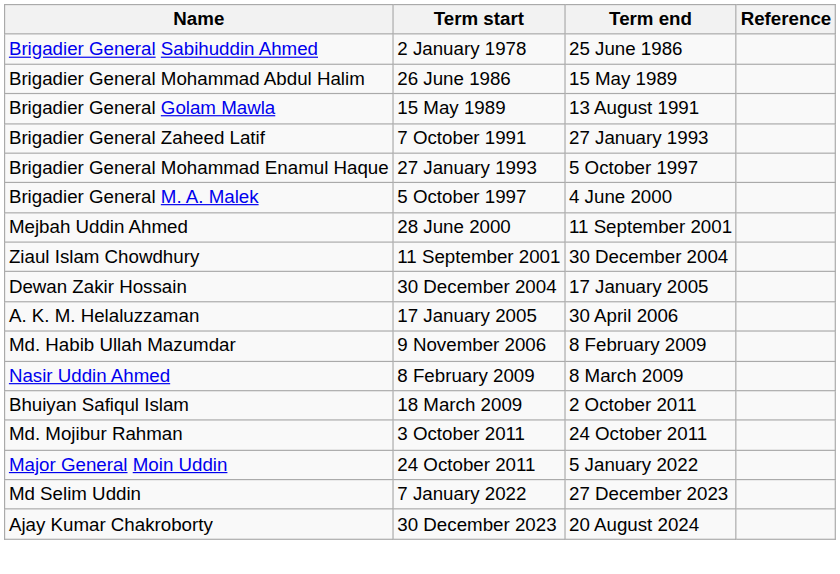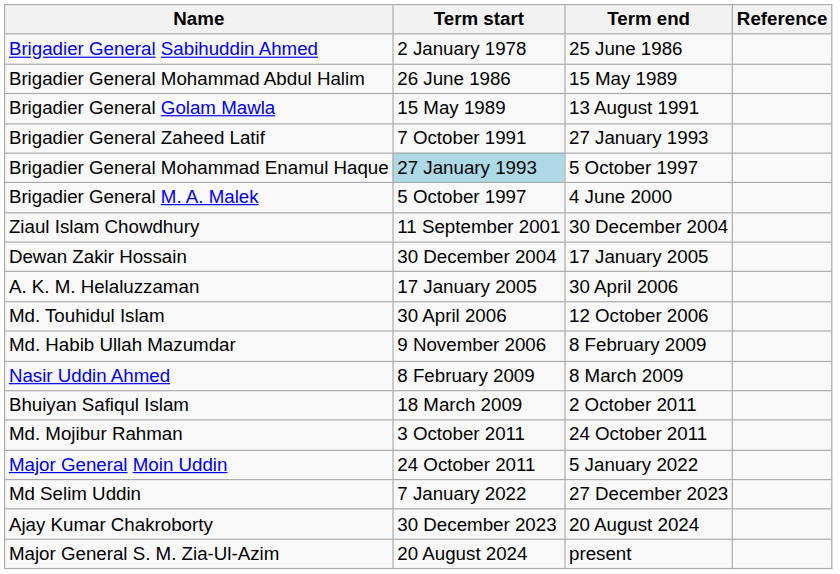(467, 167) no background -> (467, 167) lightblue background
- row: (98, 227)
+ row: (87, 316)
+ row: (144, 553)
